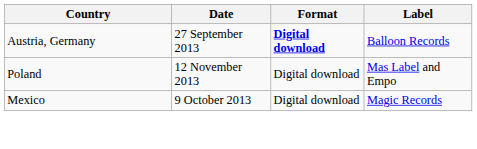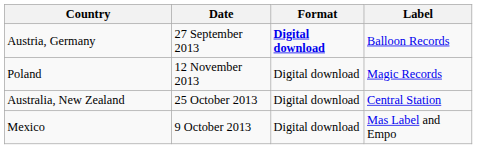(404, 74) Mas Label and Empo -> (404, 74) Magic Records
+ row: (66, 100)
(404, 100) Magic Records -> (404, 127) Mas Label and Empo
